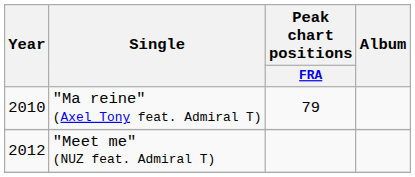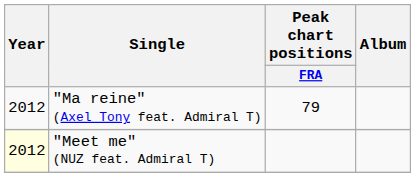(27, 108) 2010 -> (27, 108) 2012
(27, 151) no background -> (27, 151) lightyellow background
